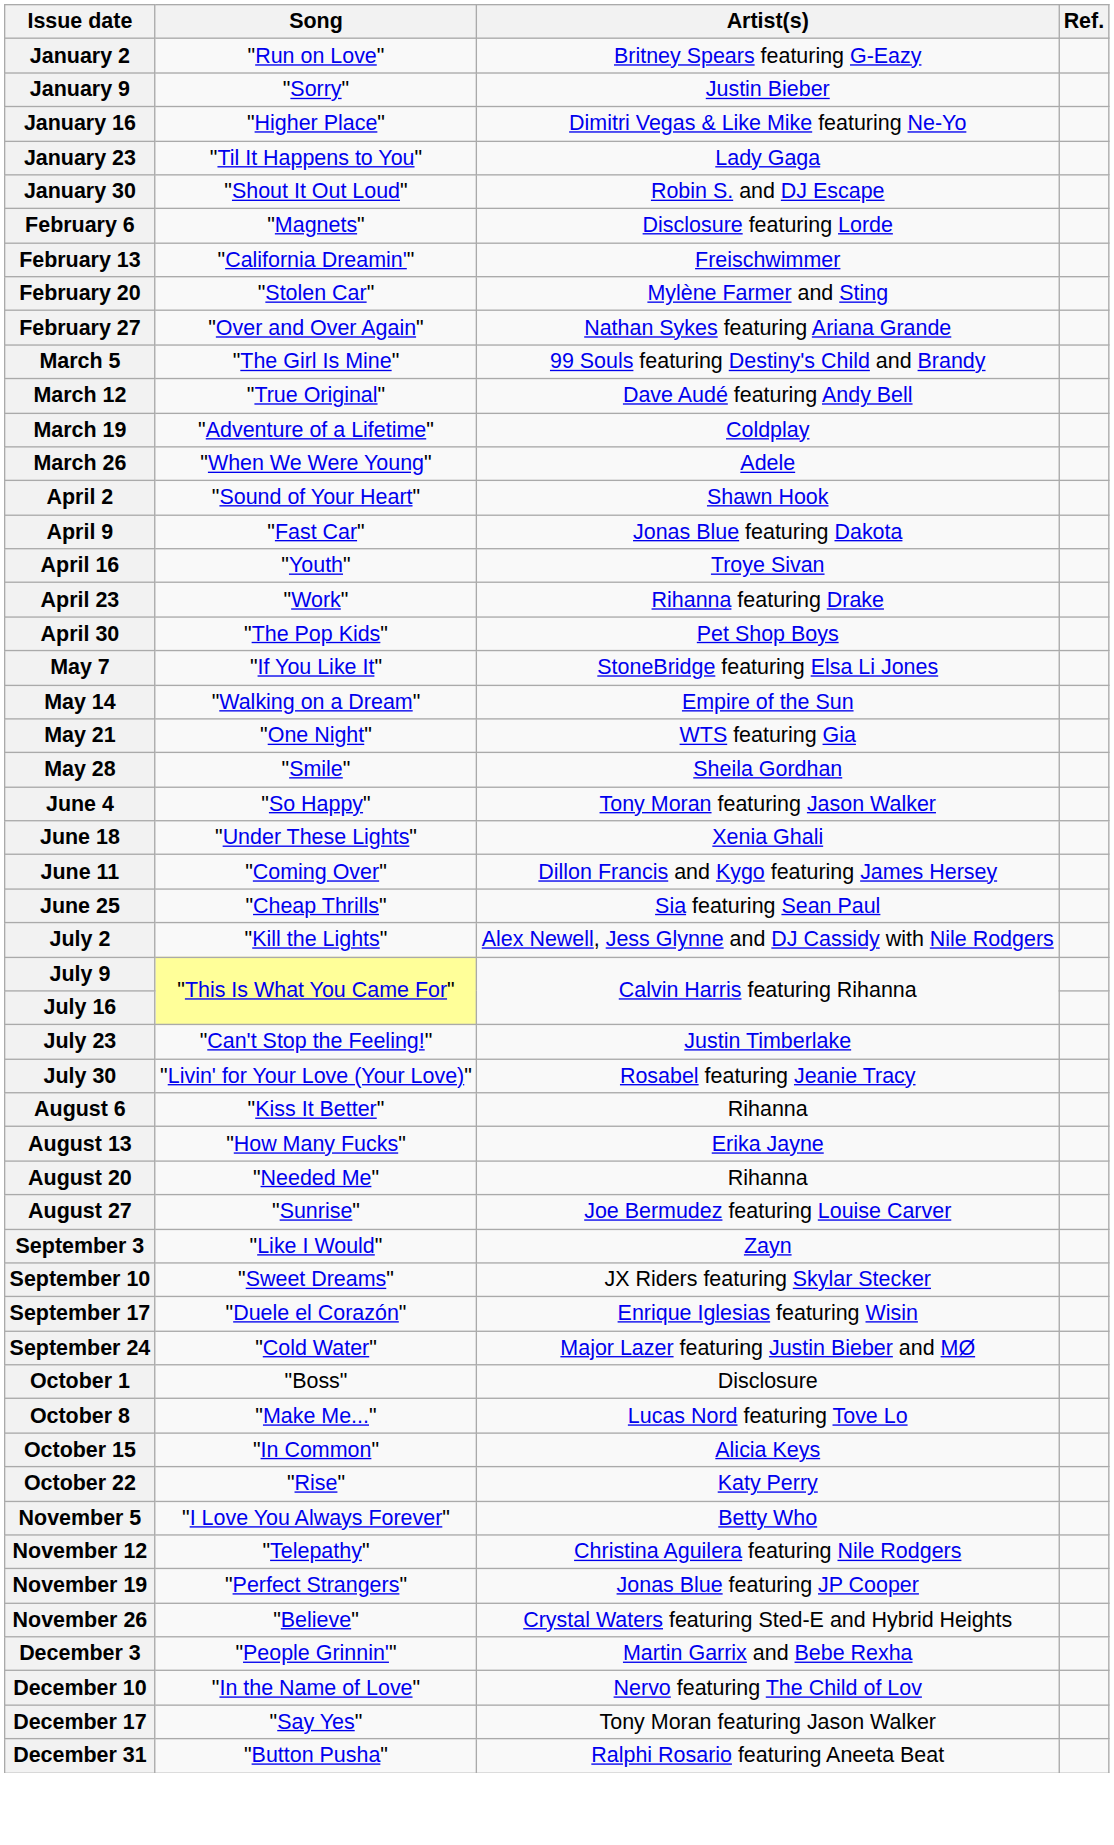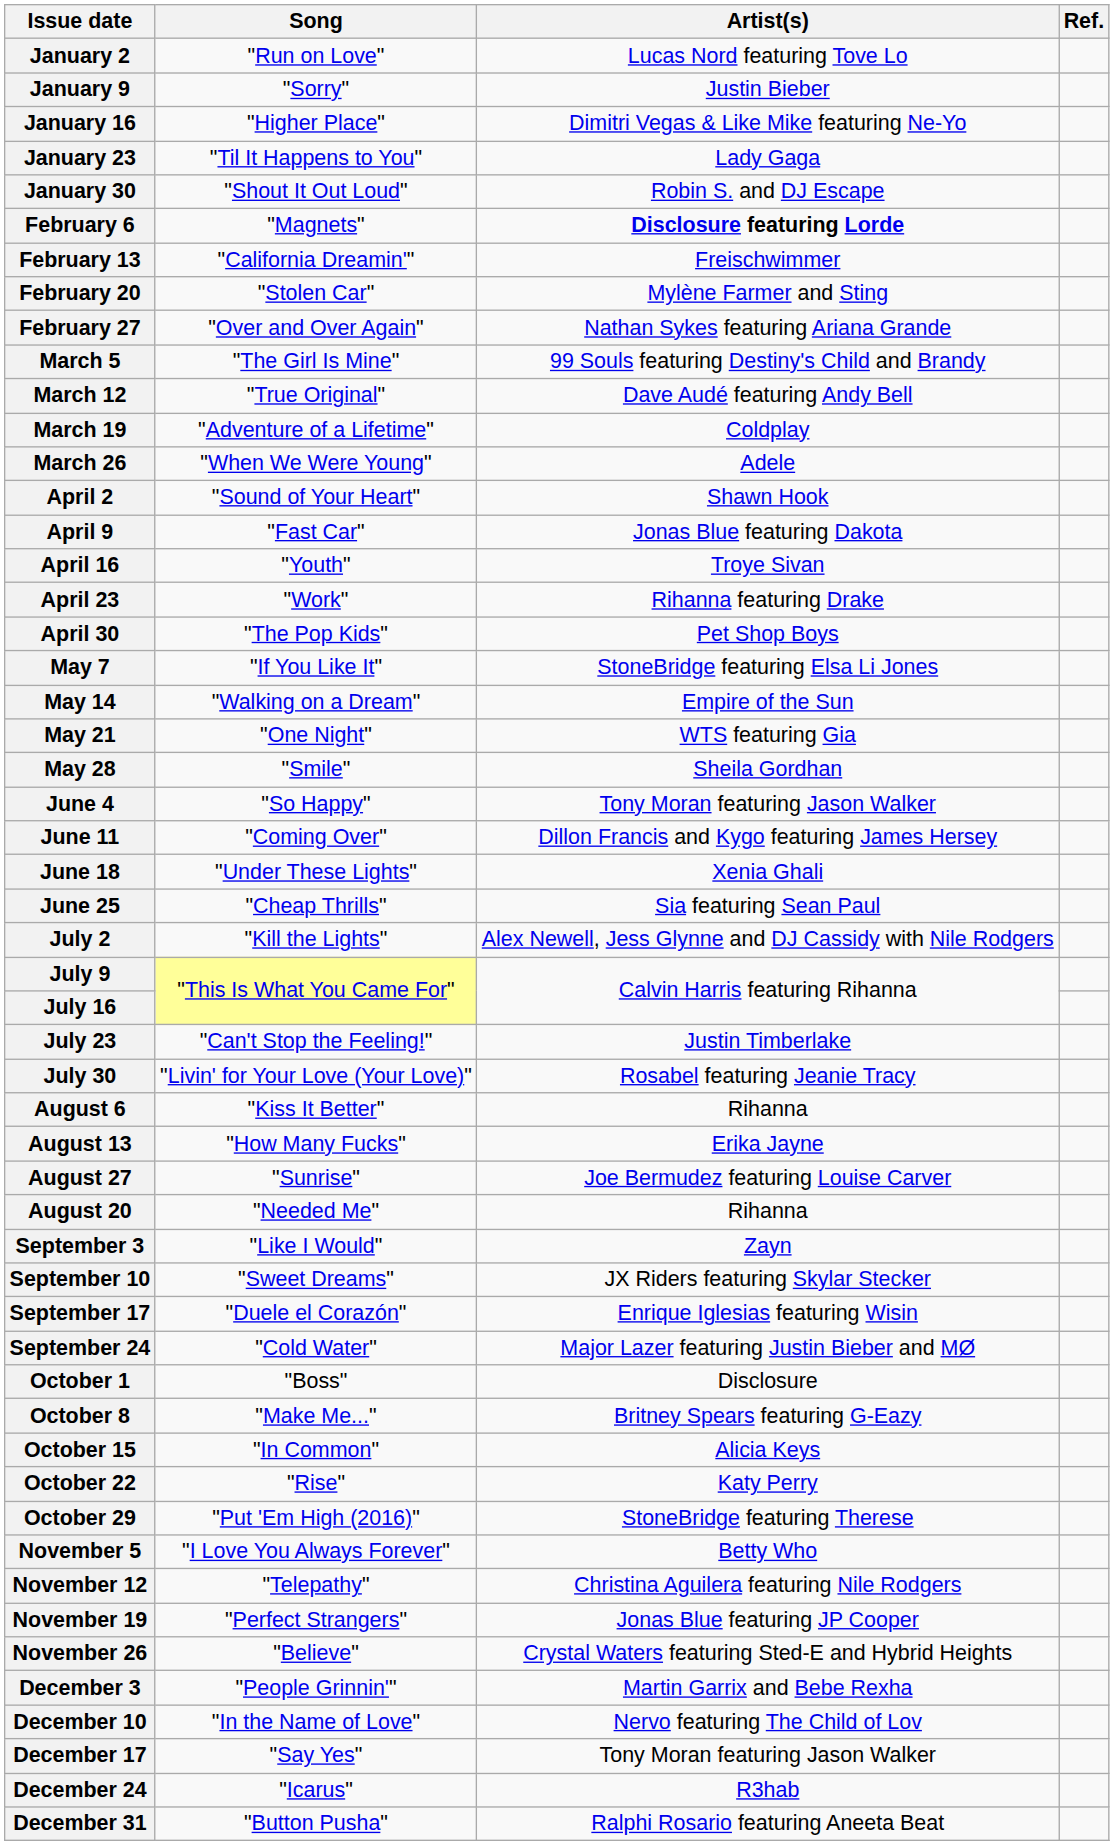(768, 55) Britney Spears featuring G-Eazy -> (768, 55) Lucas Nord featuring Tove Lo
(768, 225) normal -> (768, 225) bold
rows swapped: (80, 871) <-> (80, 837)
rows swapped: (80, 1177) <-> (80, 1211)
(768, 1415) Lucas Nord featuring Tove Lo -> (768, 1415) Britney Spears featuring G-Eazy
+ row: (80, 1517)
+ row: (80, 1789)
